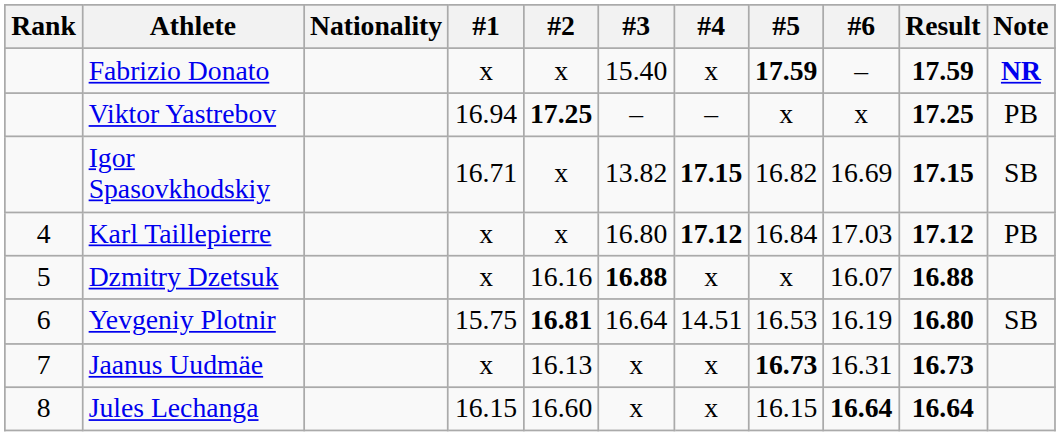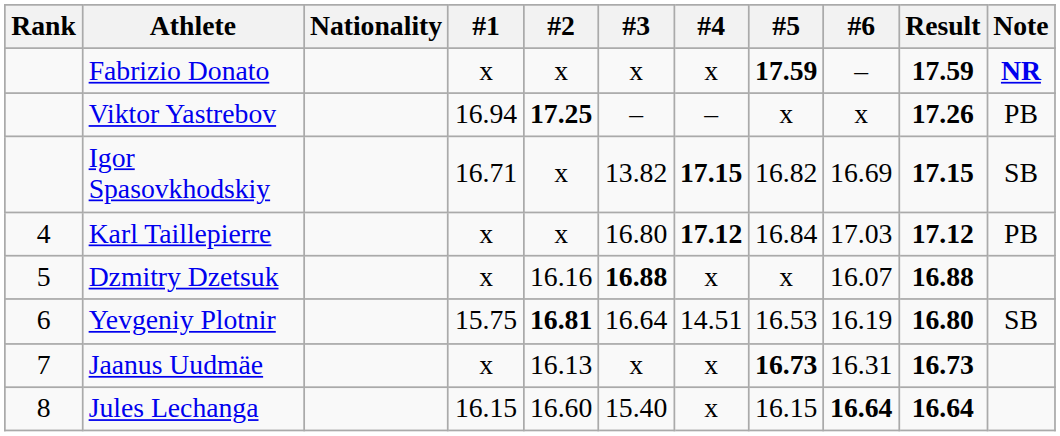(636, 70) 15.40 -> (636, 70) x
(943, 114) 17.25 -> (943, 114) 17.26
(636, 408) x -> (636, 408) 15.40
